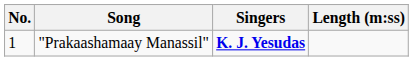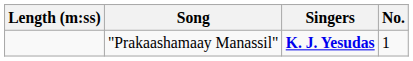columns swapped: (20, 17) <-> (359, 17)
